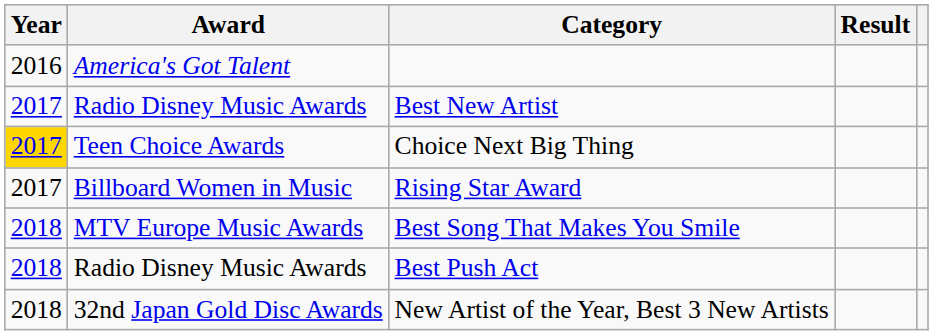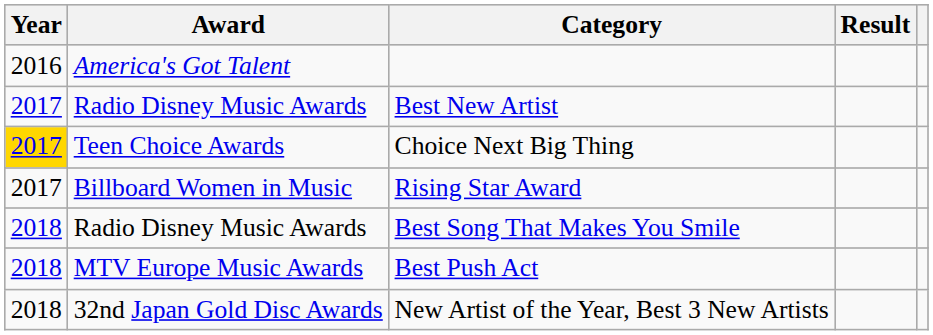(218, 227) MTV Europe Music Awards -> (220, 227) Radio Disney Music Awards
(220, 268) Radio Disney Music Awards -> (218, 268) MTV Europe Music Awards
